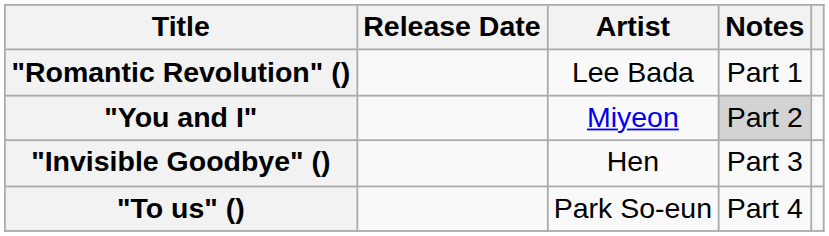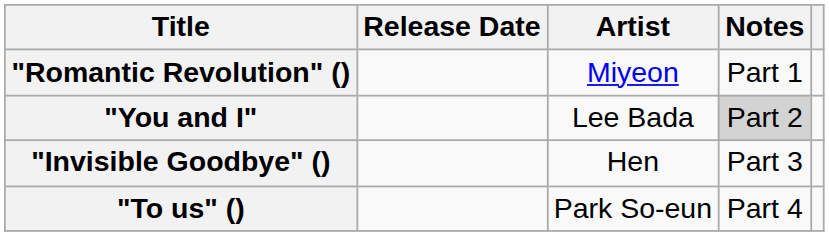(633, 72) Lee Bada -> (633, 72) Miyeon
(633, 117) Miyeon -> (633, 117) Lee Bada
